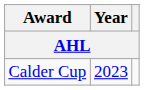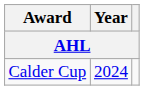(111, 71) 2023 -> (111, 71) 2024
